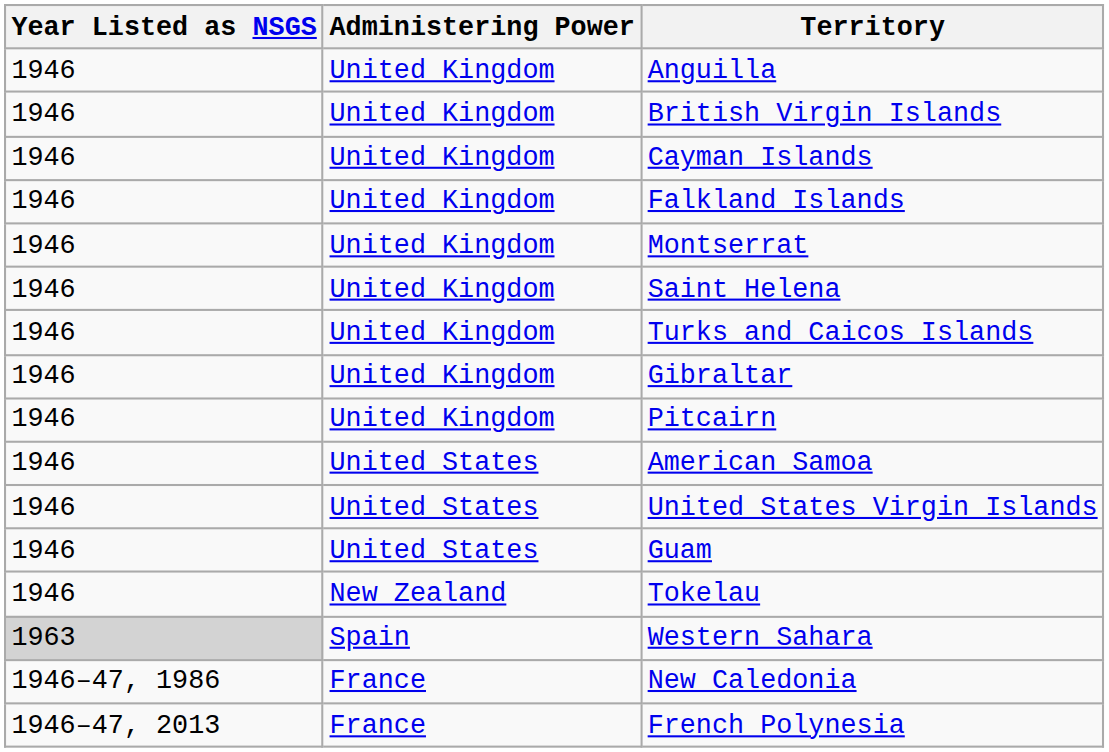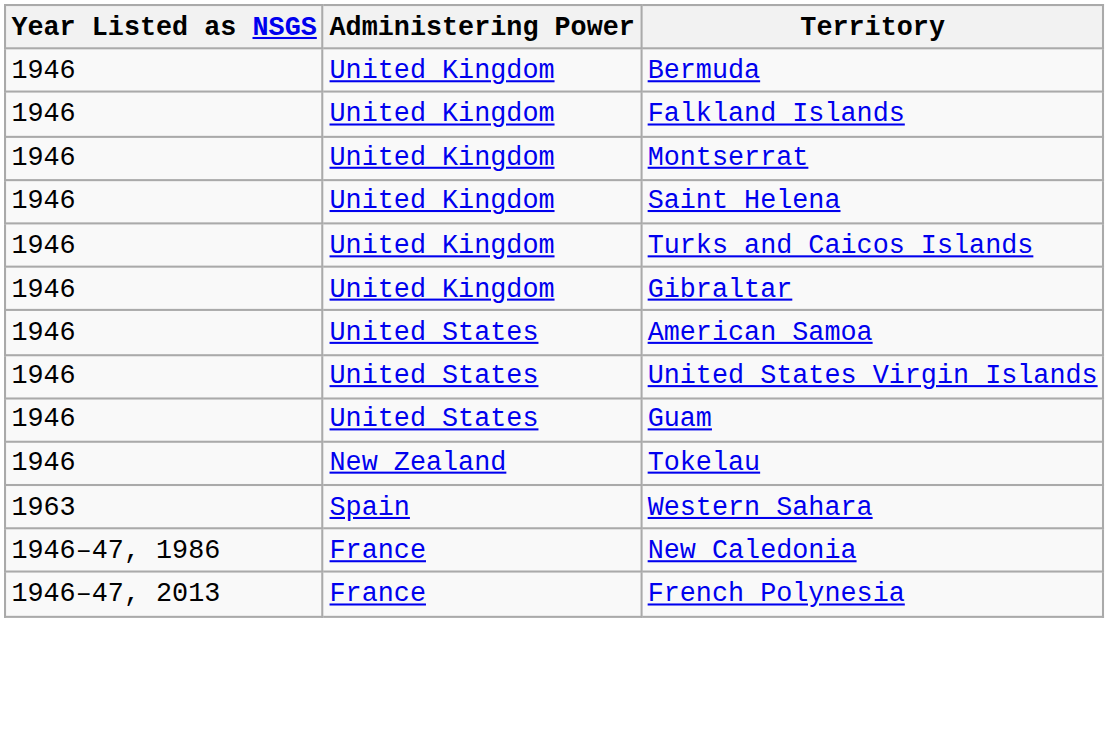- row: (712, 70)
+ row: (704, 70)
- row: (824, 114)
- row: (760, 158)
- row: (712, 420)
(44, 638) lightgrey background -> (44, 507) no background
